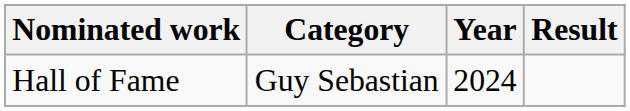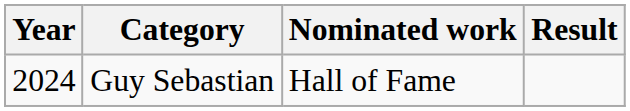columns swapped: (485, 29) <-> (126, 29)
